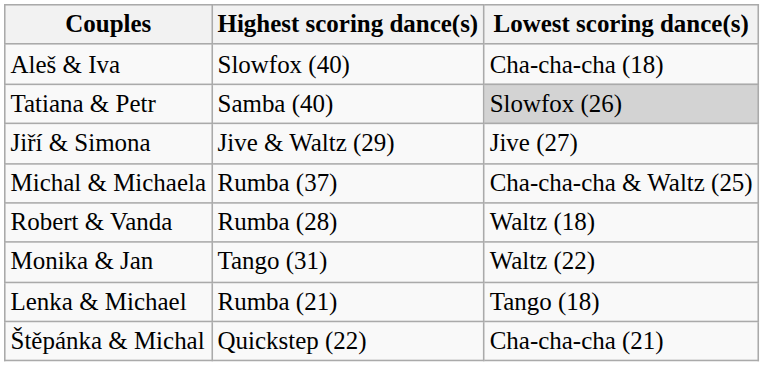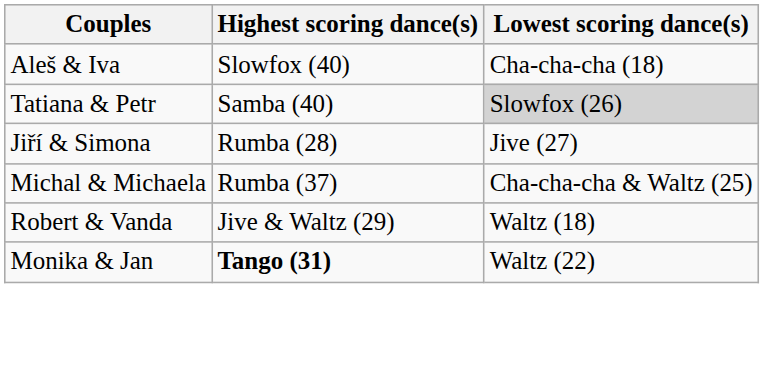(306, 143) Jive & Waltz (29) -> (277, 143) Rumba (28)
(277, 222) Rumba (28) -> (306, 222) Jive & Waltz (29)
(272, 261) normal -> (274, 261) bold
- row: (99, 301)
- row: (108, 340)
